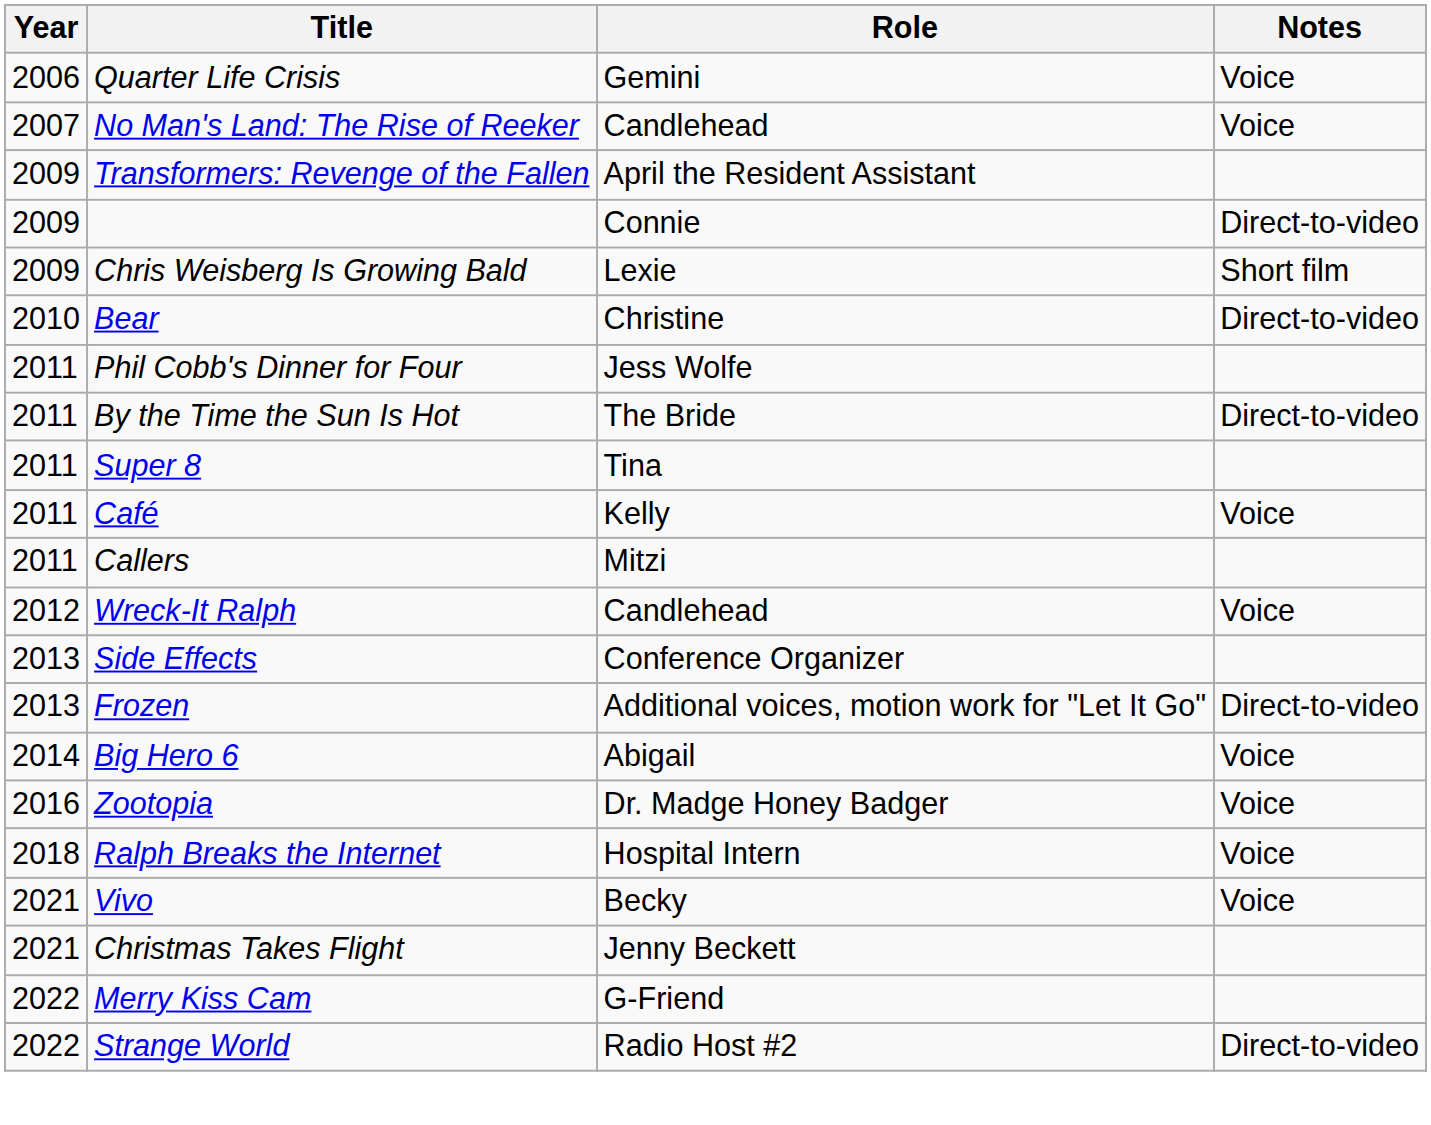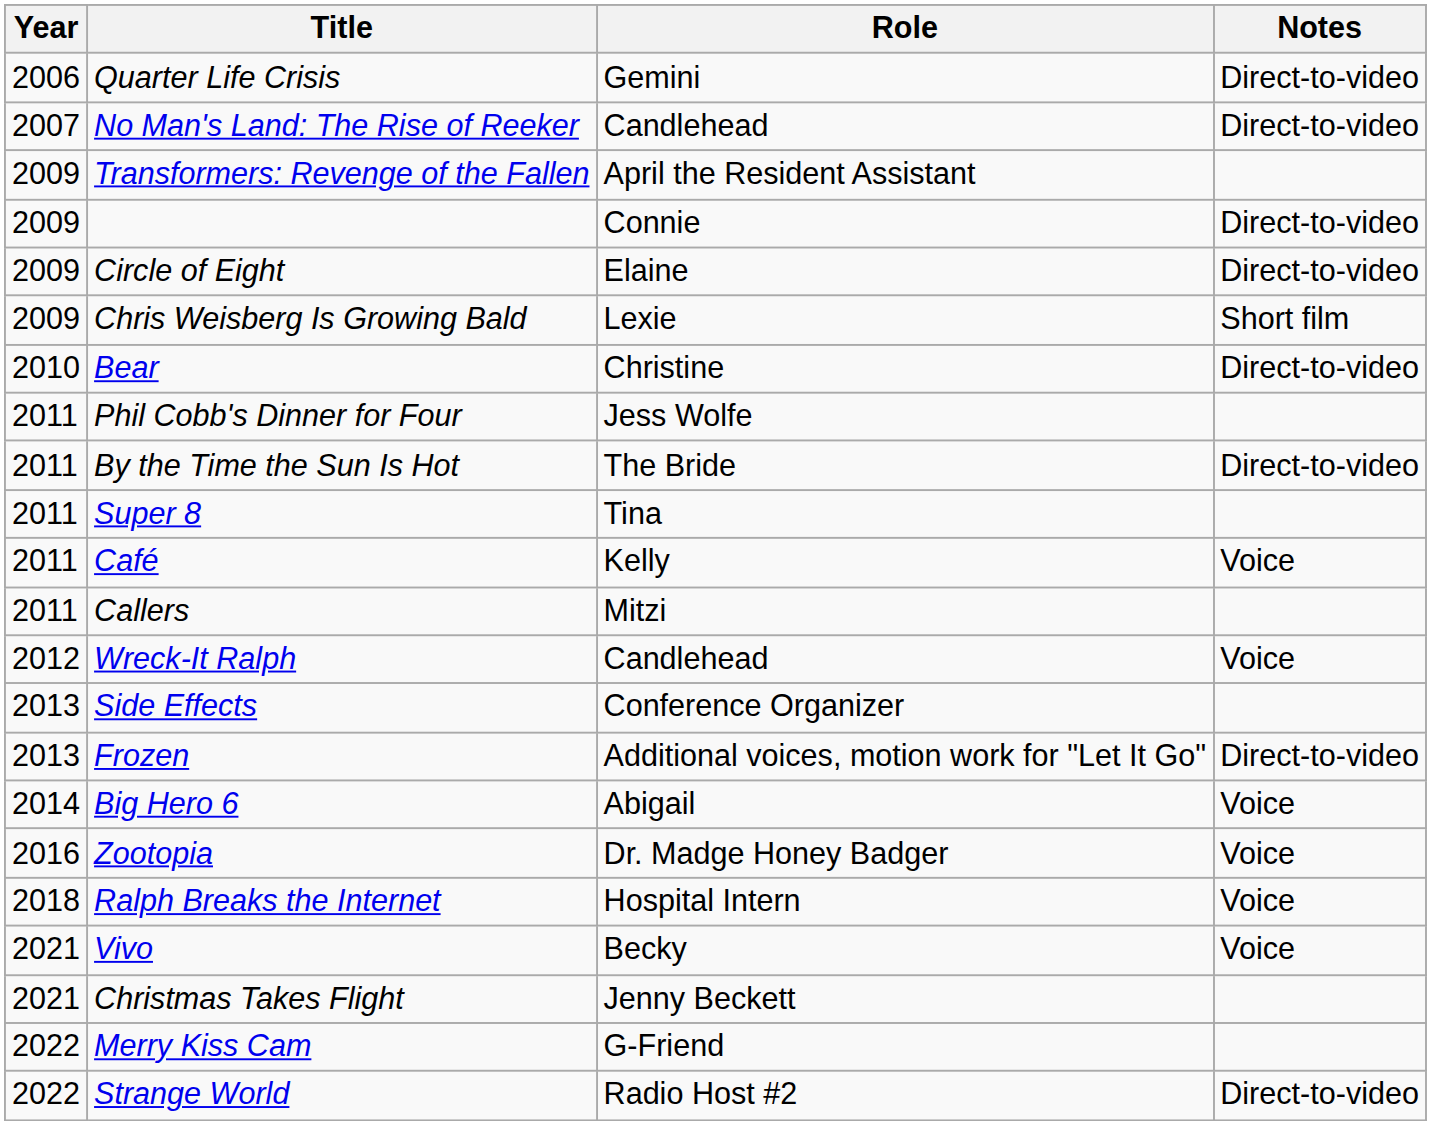(1258, 77) Voice -> (1320, 77) Direct-to-video
(1258, 125) Voice -> (1320, 125) Direct-to-video
+ row: (189, 271)
